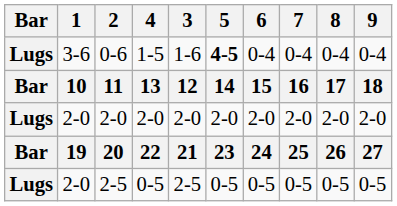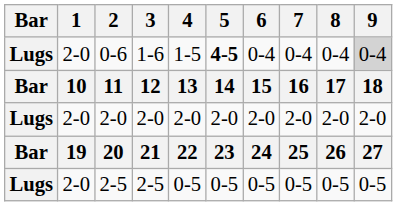columns swapped: (187, 20) <-> (150, 20)
(76, 53) 3-6 -> (76, 53) 2-0
(372, 53) no background -> (372, 53) lightgrey background
